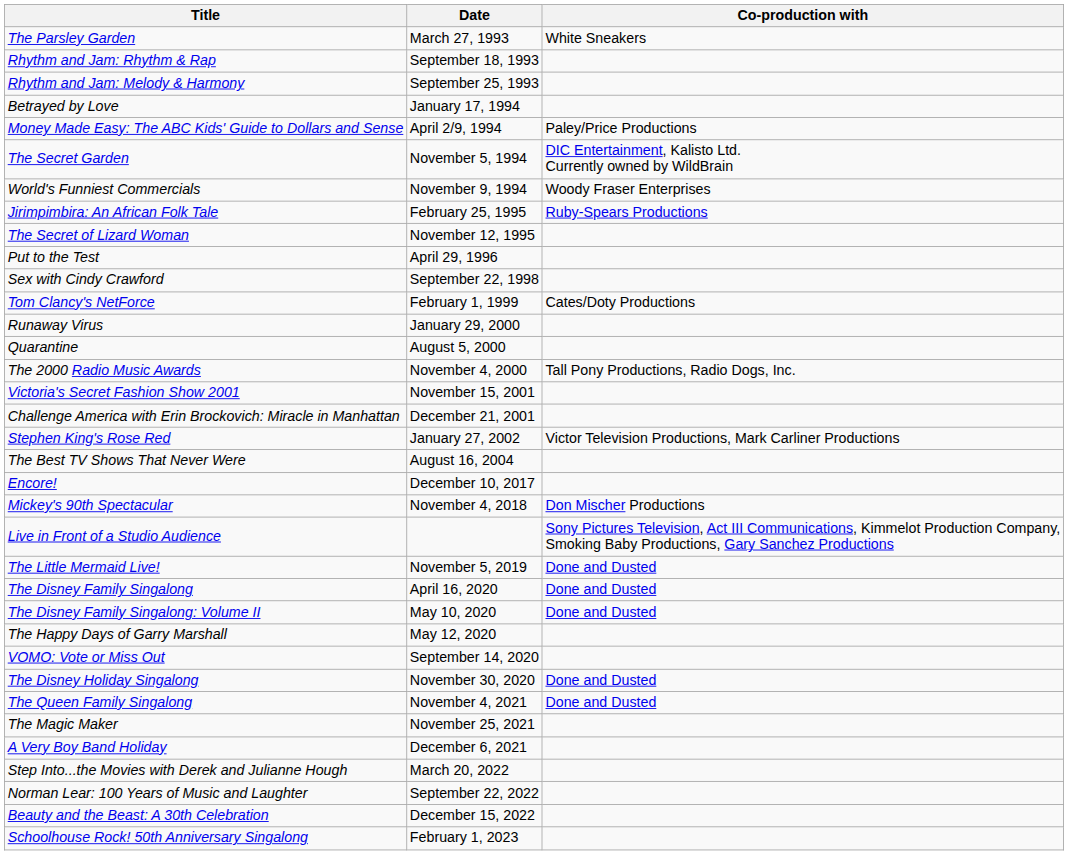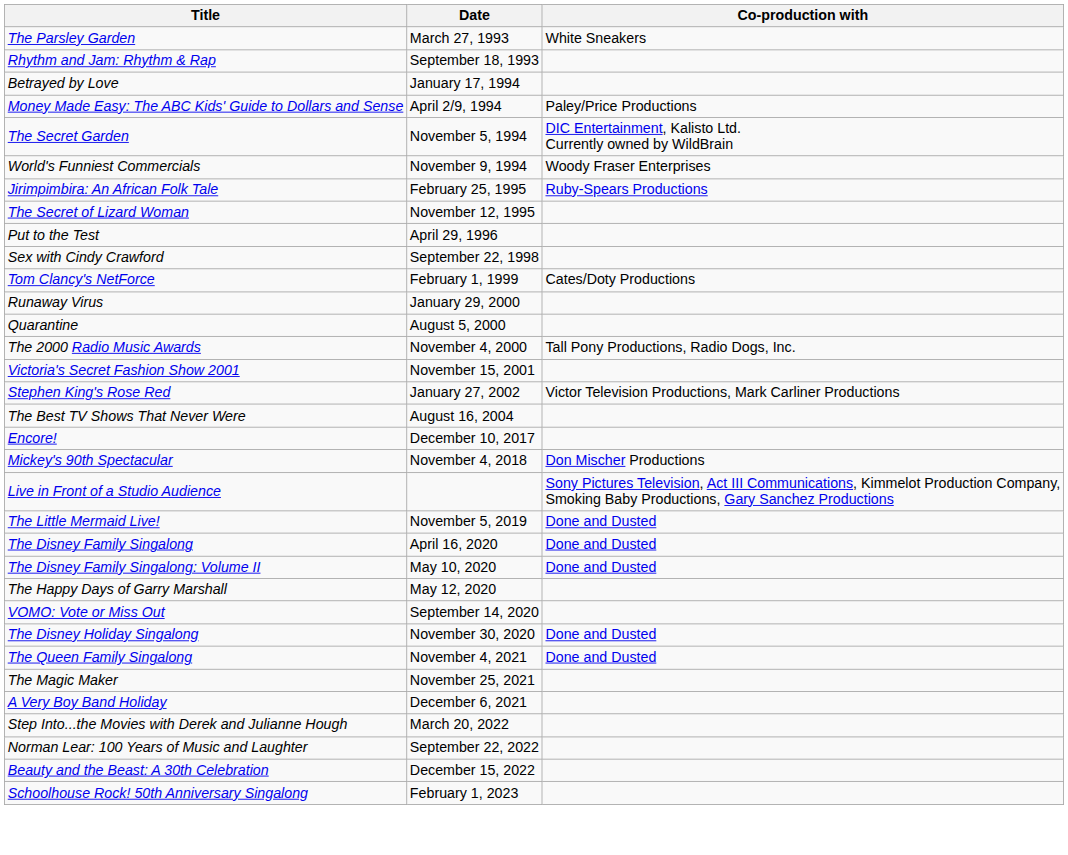- row: (126, 83)
- row: (204, 415)
